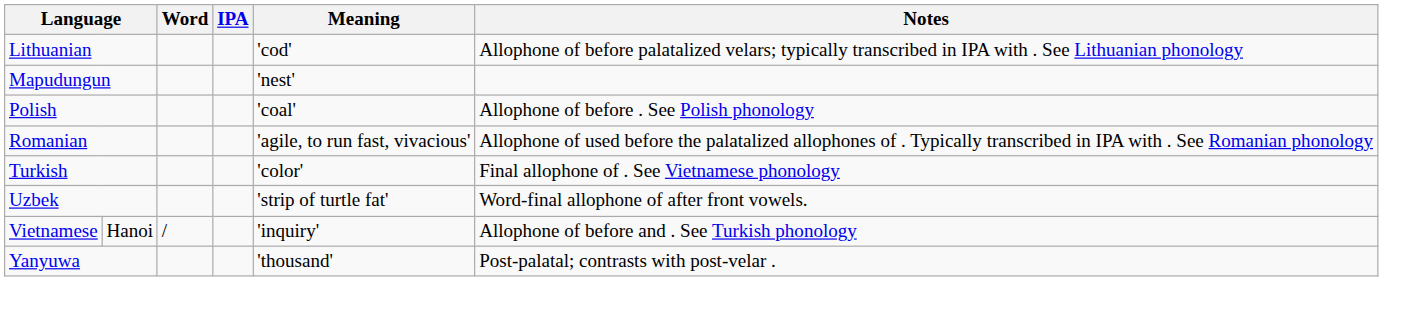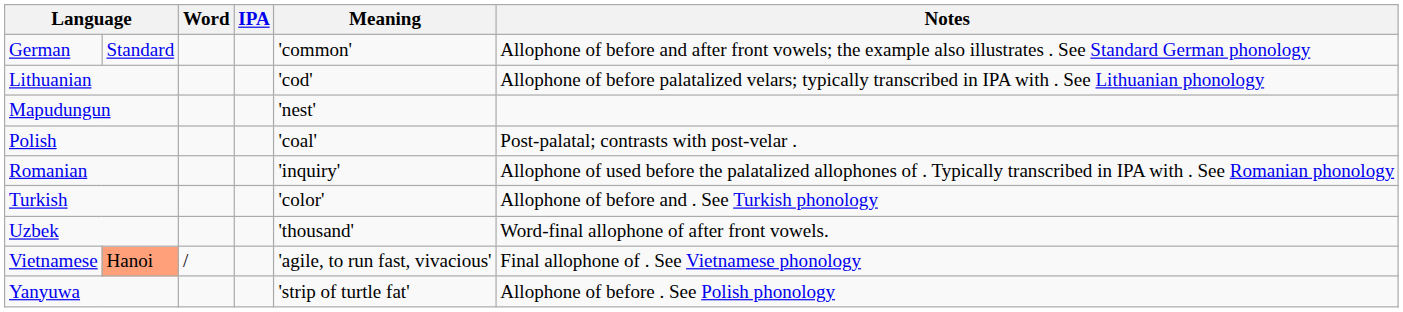+ row: (40, 49)
(647, 110) Allophone of before . See Polish phonology -> (649, 140) Post-palatal; contrasts with post-velar .
(364, 140) 'agile, to run fast, vivacious' -> (309, 170) 'inquiry'
(660, 170) Final allophone of . See Vietnamese phonology -> (689, 200) Allophone of before and . See Turkish phonology
(323, 200) 'strip of turtle fat' -> (316, 230) 'thousand'
(130, 230) no background -> (130, 261) lightsalmon background
(288, 230) 'inquiry' -> (385, 261) 'agile, to run fast, vivacious'
(668, 230) Allophone of before and . See Turkish phonology -> (681, 261) Final allophone of . See Vietnamese phonology
(295, 261) 'thousand' -> (344, 291) 'strip of turtle fat'
(627, 261) Post-palatal; contrasts with post-velar . -> (668, 291) Allophone of before . See Polish phonology
